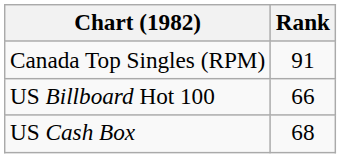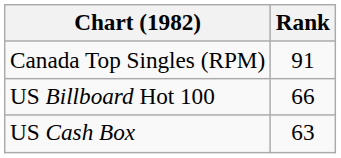(303, 133) 68 -> (303, 133) 63
